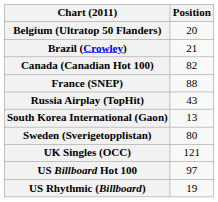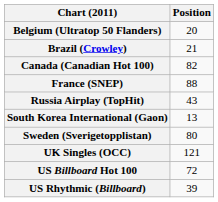(192, 170) 97 -> (192, 170) 72
(192, 188) 19 -> (192, 188) 39
